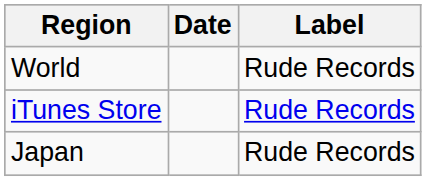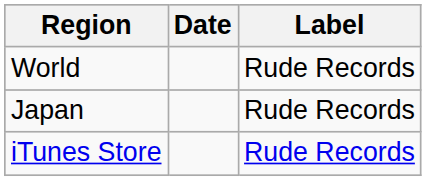rows swapped: (86, 110) <-> (47, 152)
